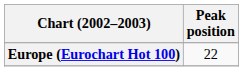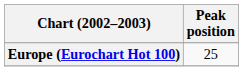(211, 54) 22 -> (211, 54) 25
